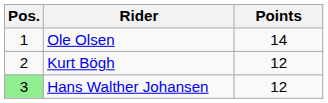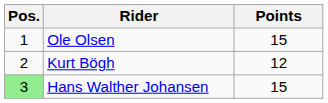(279, 39) 14 -> (279, 39) 15
(279, 86) 12 -> (279, 86) 15
